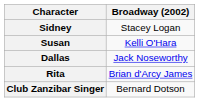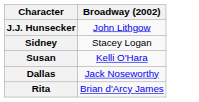+ row: (41, 27)
- row: (55, 89)
